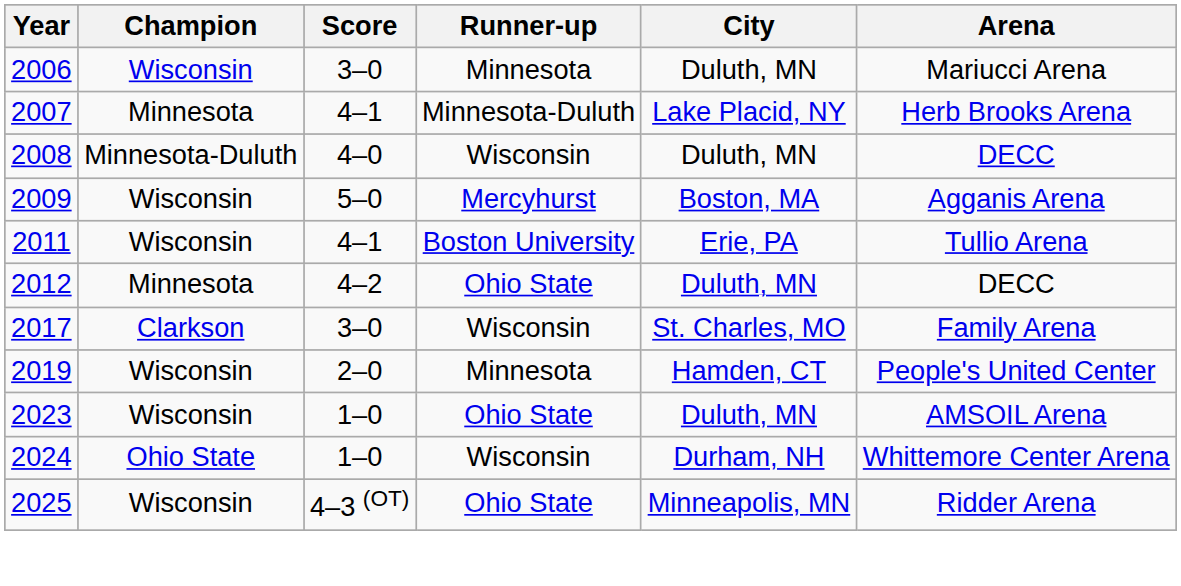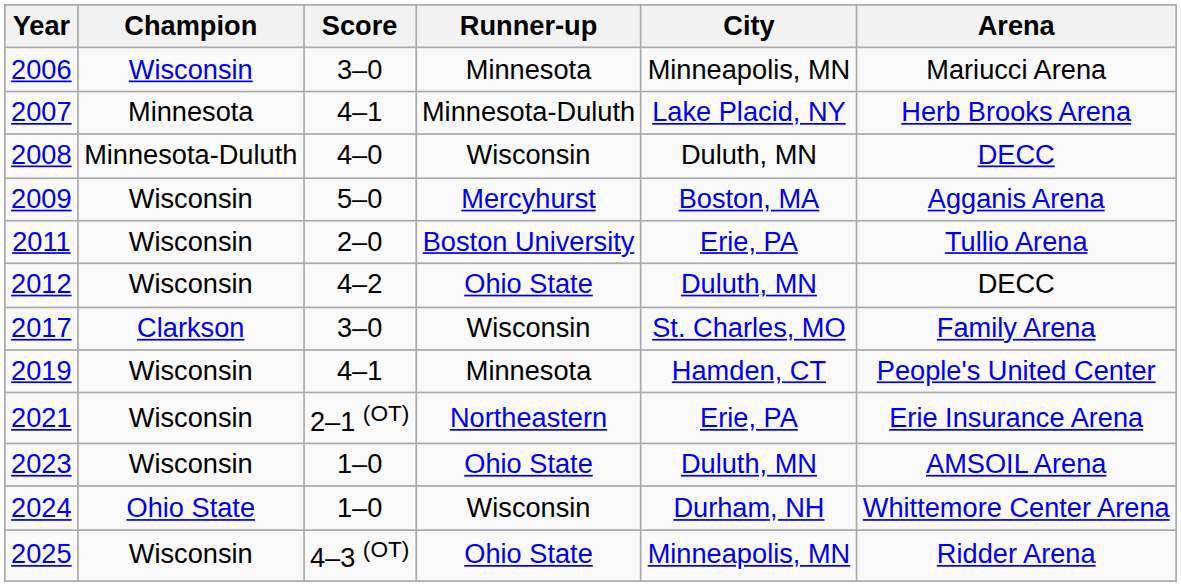(749, 69) Duluth, MN -> (749, 69) Minneapolis, MN
(360, 241) 4–1 -> (360, 241) 2–0
(191, 284) Minnesota -> (191, 284) Wisconsin
(360, 371) 2–0 -> (360, 371) 4–1
+ row: (41, 417)
